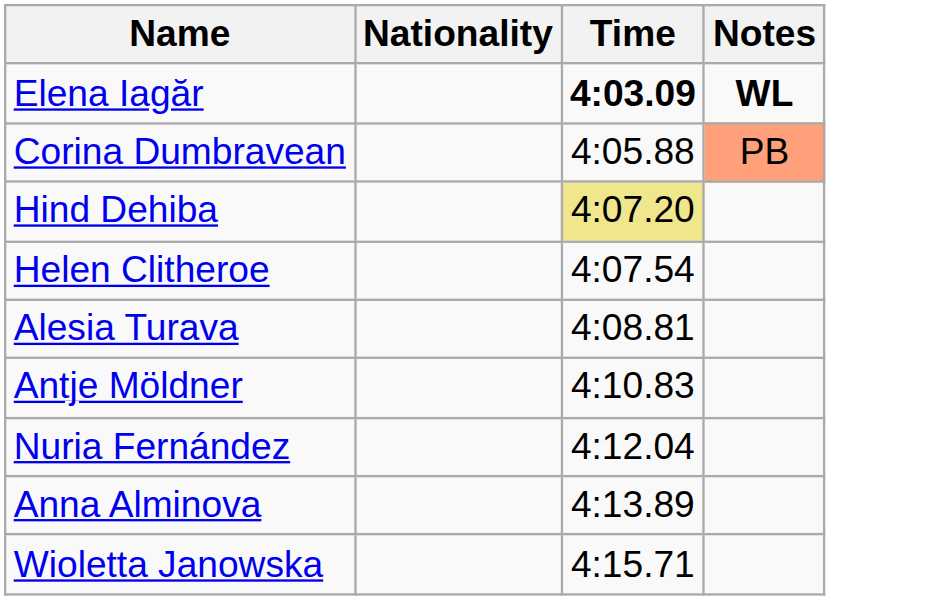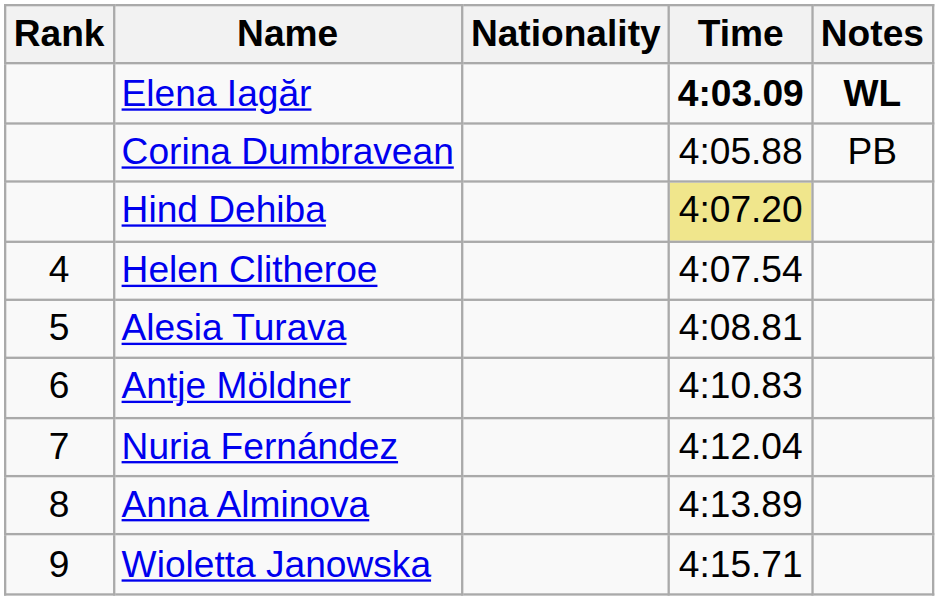+ column: (59, 33)
(764, 151) lightsalmon background -> (872, 151) no background
